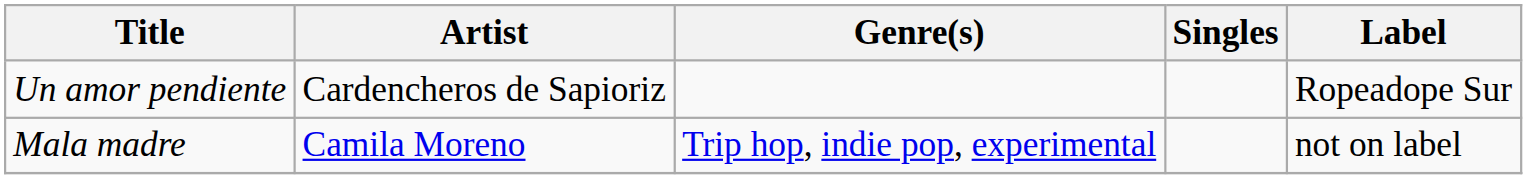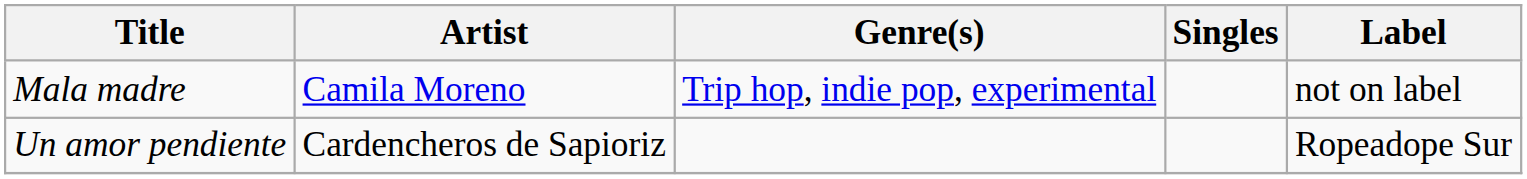rows swapped: (150, 88) <-> (100, 144)
